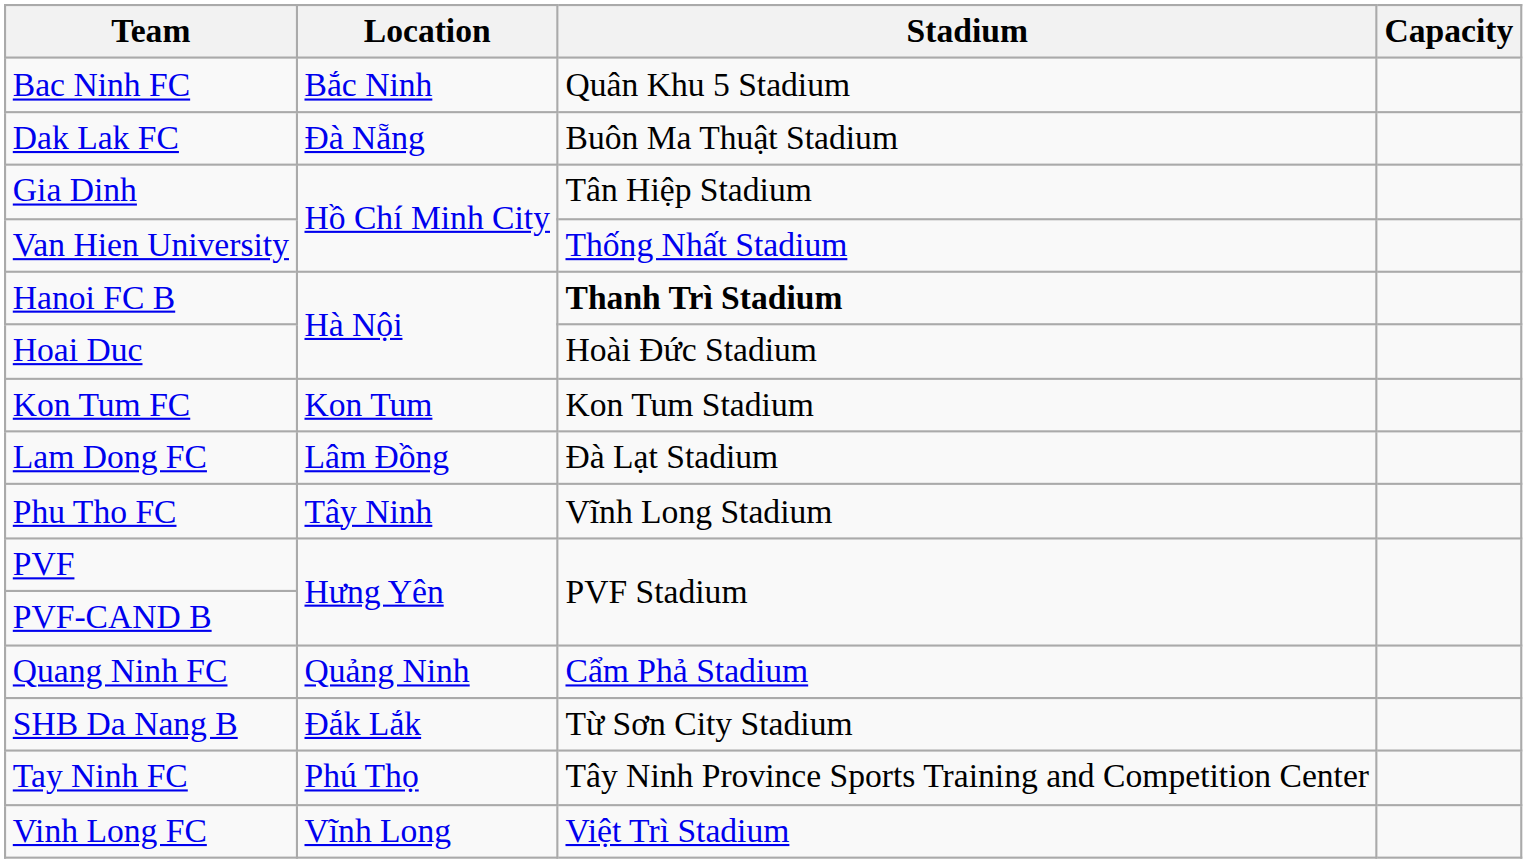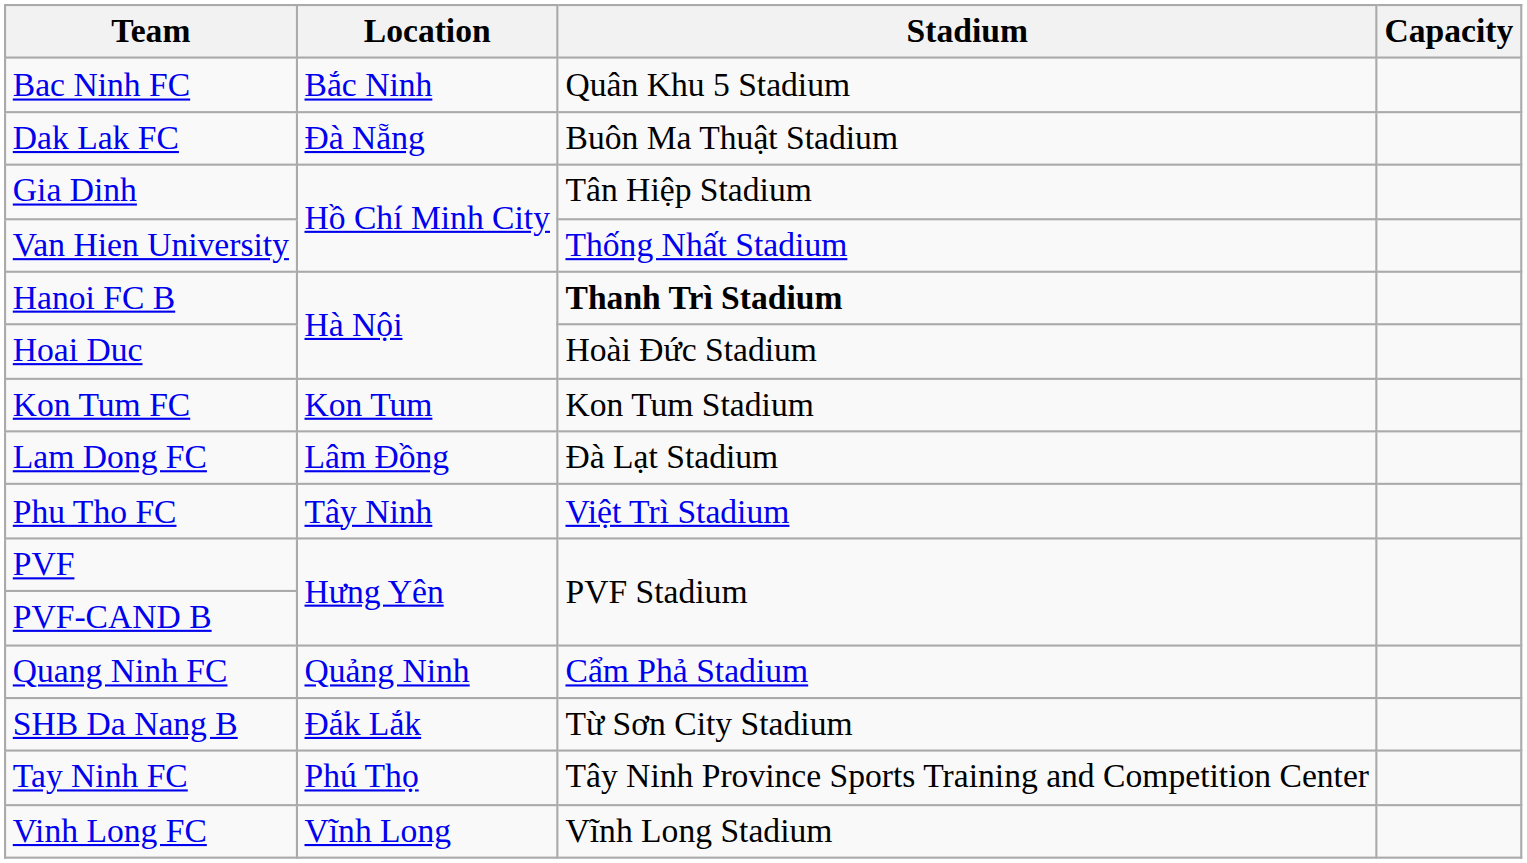(699, 510) Vĩnh Long Stadium -> (677, 510) Việt Trì Stadium
(677, 830) Việt Trì Stadium -> (699, 830) Vĩnh Long Stadium
